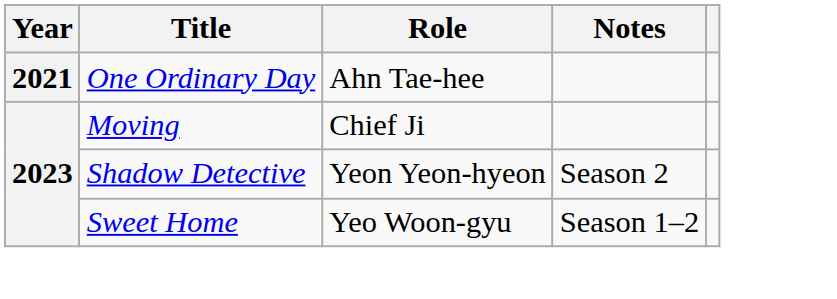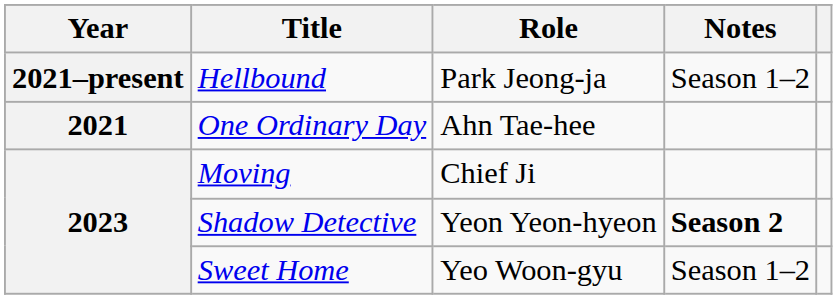+ row: (262, 76)
(614, 173) normal -> (727, 221) bold
